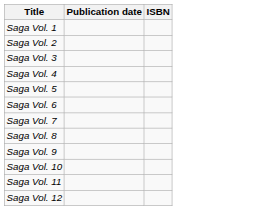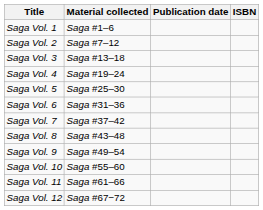+ column: (108, 12)
